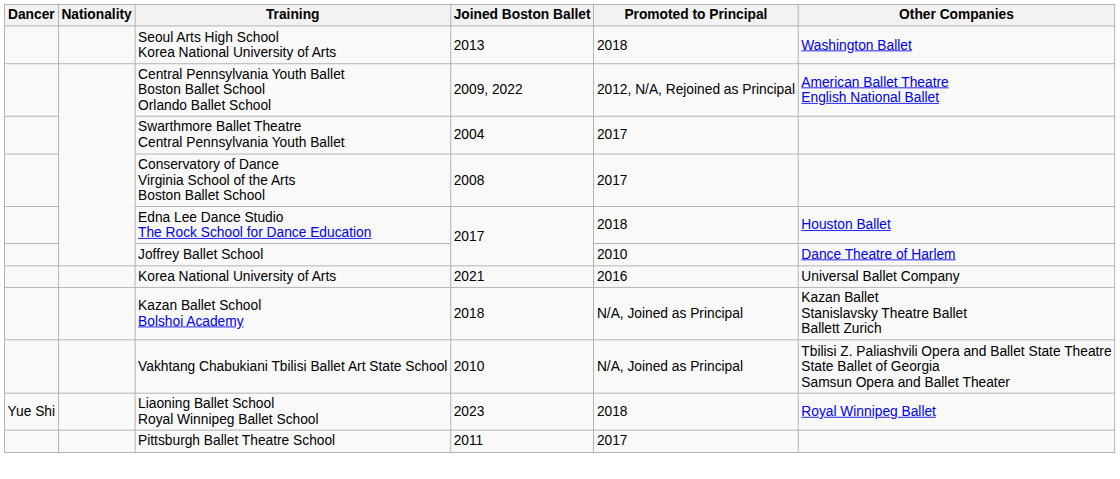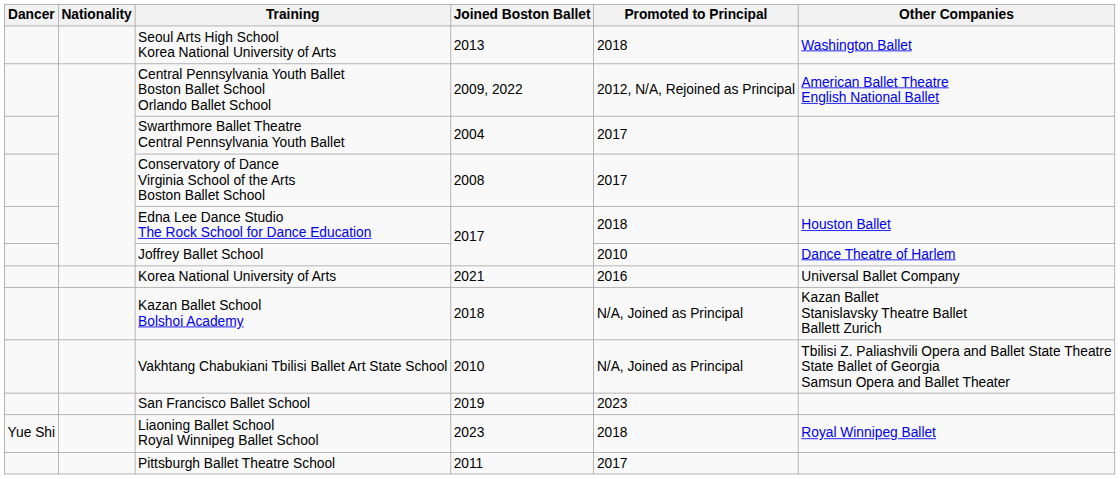+ row: (224, 403)
